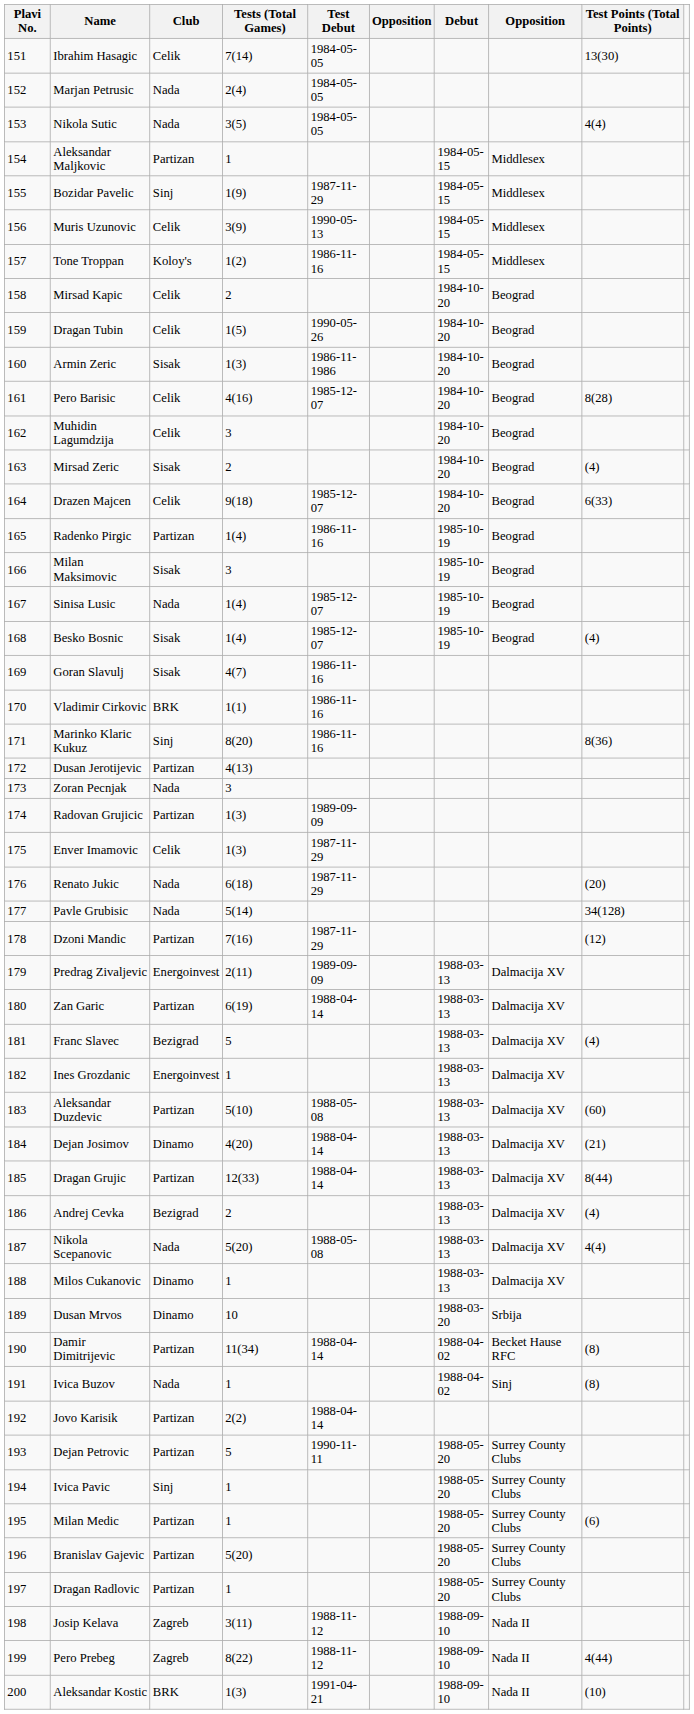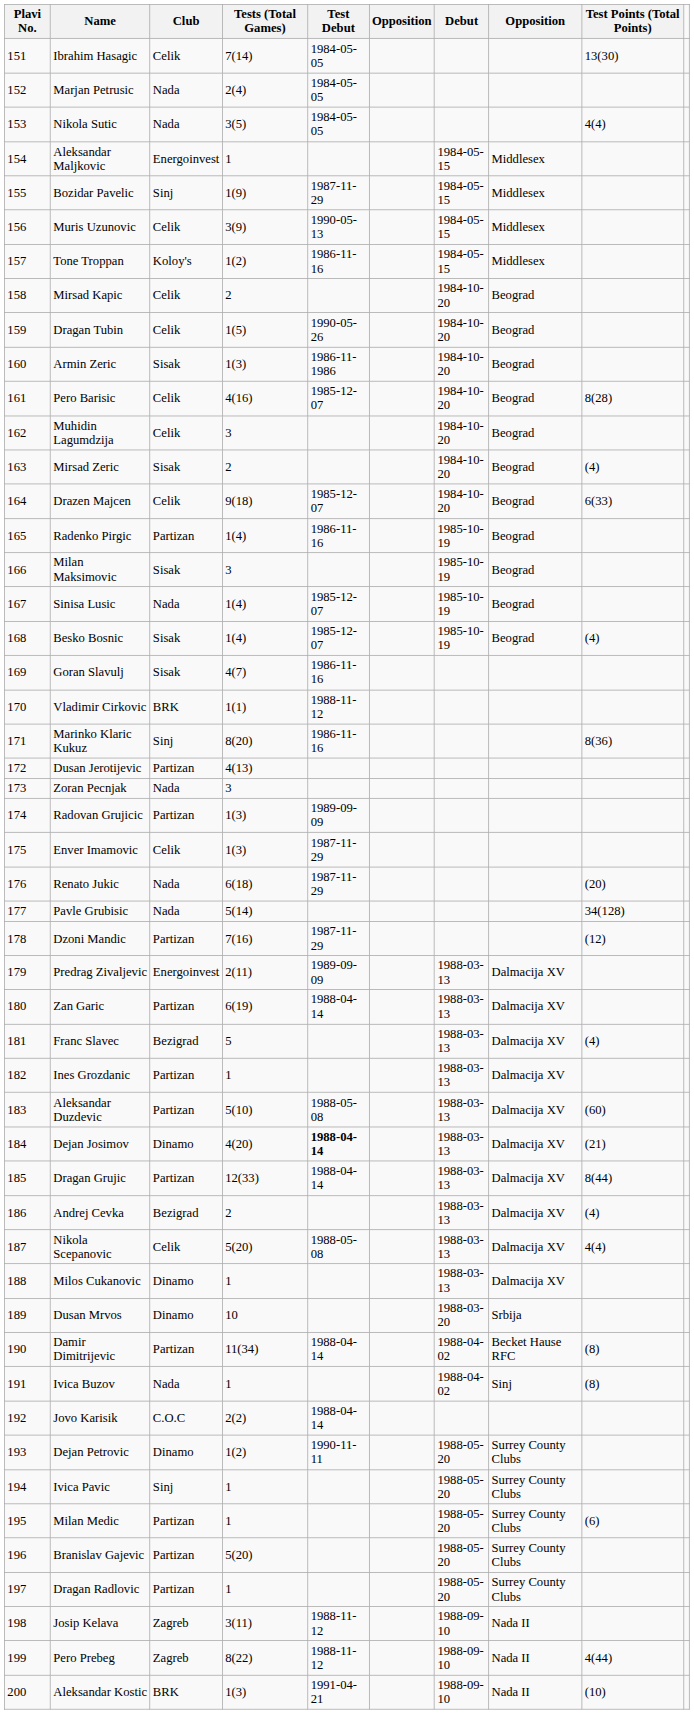(174, 158) Partizan -> (186, 158) Energoinvest
(334, 706) 1986-11-16 -> (334, 706) 1988-11-12
(186, 1075) Energoinvest -> (174, 1075) Partizan
(334, 1144) normal -> (334, 1144) bold
(166, 1246) Nada -> (167, 1246) Celik
(174, 1418) Partizan -> (169, 1418) C.O.C
(174, 1452) Partizan -> (173, 1452) Dinamo
(228, 1452) 5 -> (236, 1452) 1(2)
